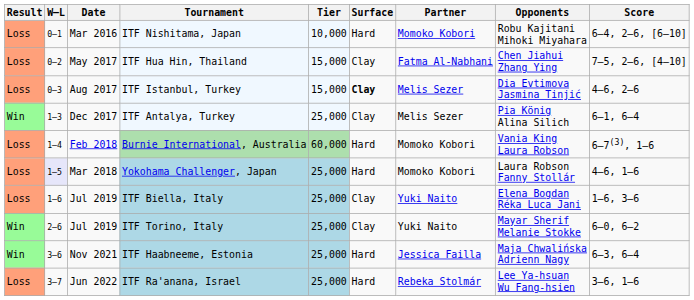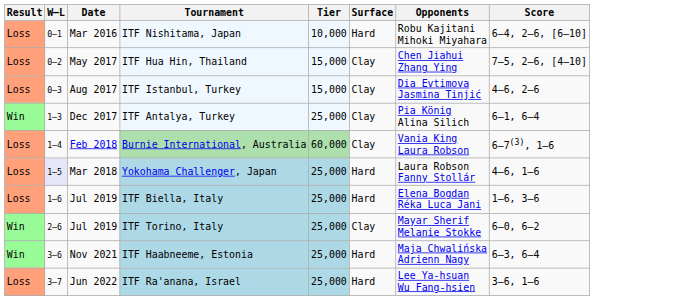- column: (445, 12)
(363, 89) bold -> (363, 89) normal
(363, 144) Hard -> (363, 144) Clay
(363, 199) Clay -> (363, 199) Hard
